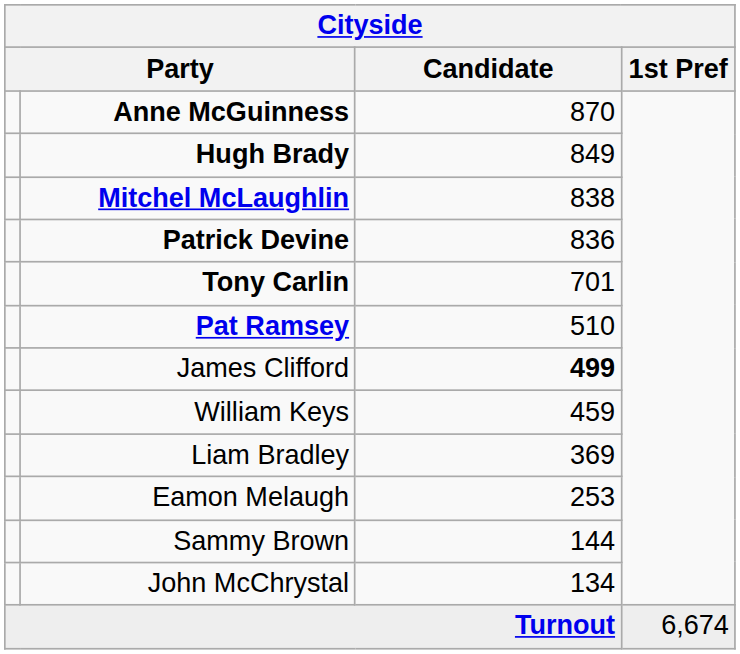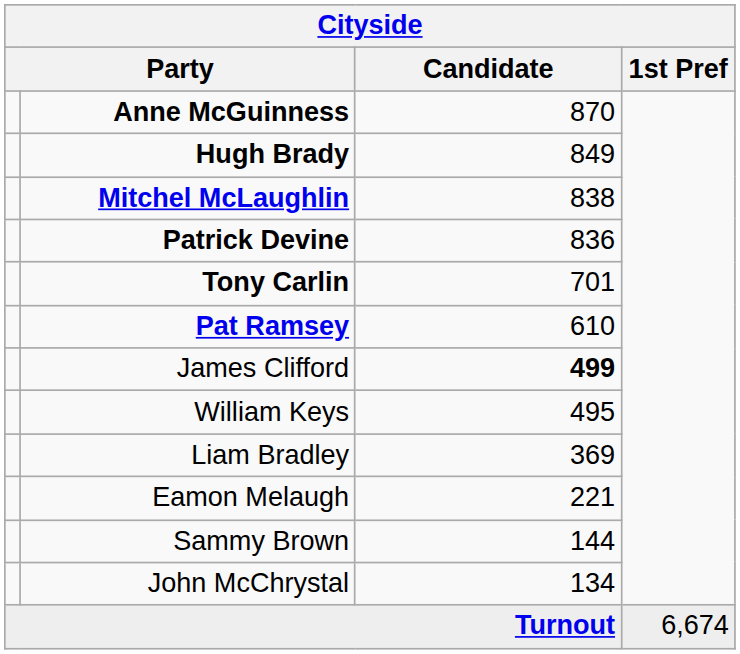(592, 326) 510 -> (592, 326) 610
(592, 411) 459 -> (592, 411) 495
(592, 497) 253 -> (592, 497) 221
